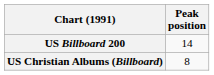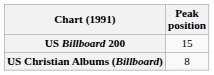(187, 43) 14 -> (187, 43) 15
